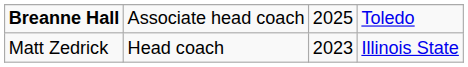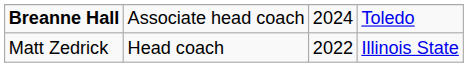(333, 18) 2025 -> (333, 18) 2024
(333, 47) 2023 -> (333, 47) 2022
